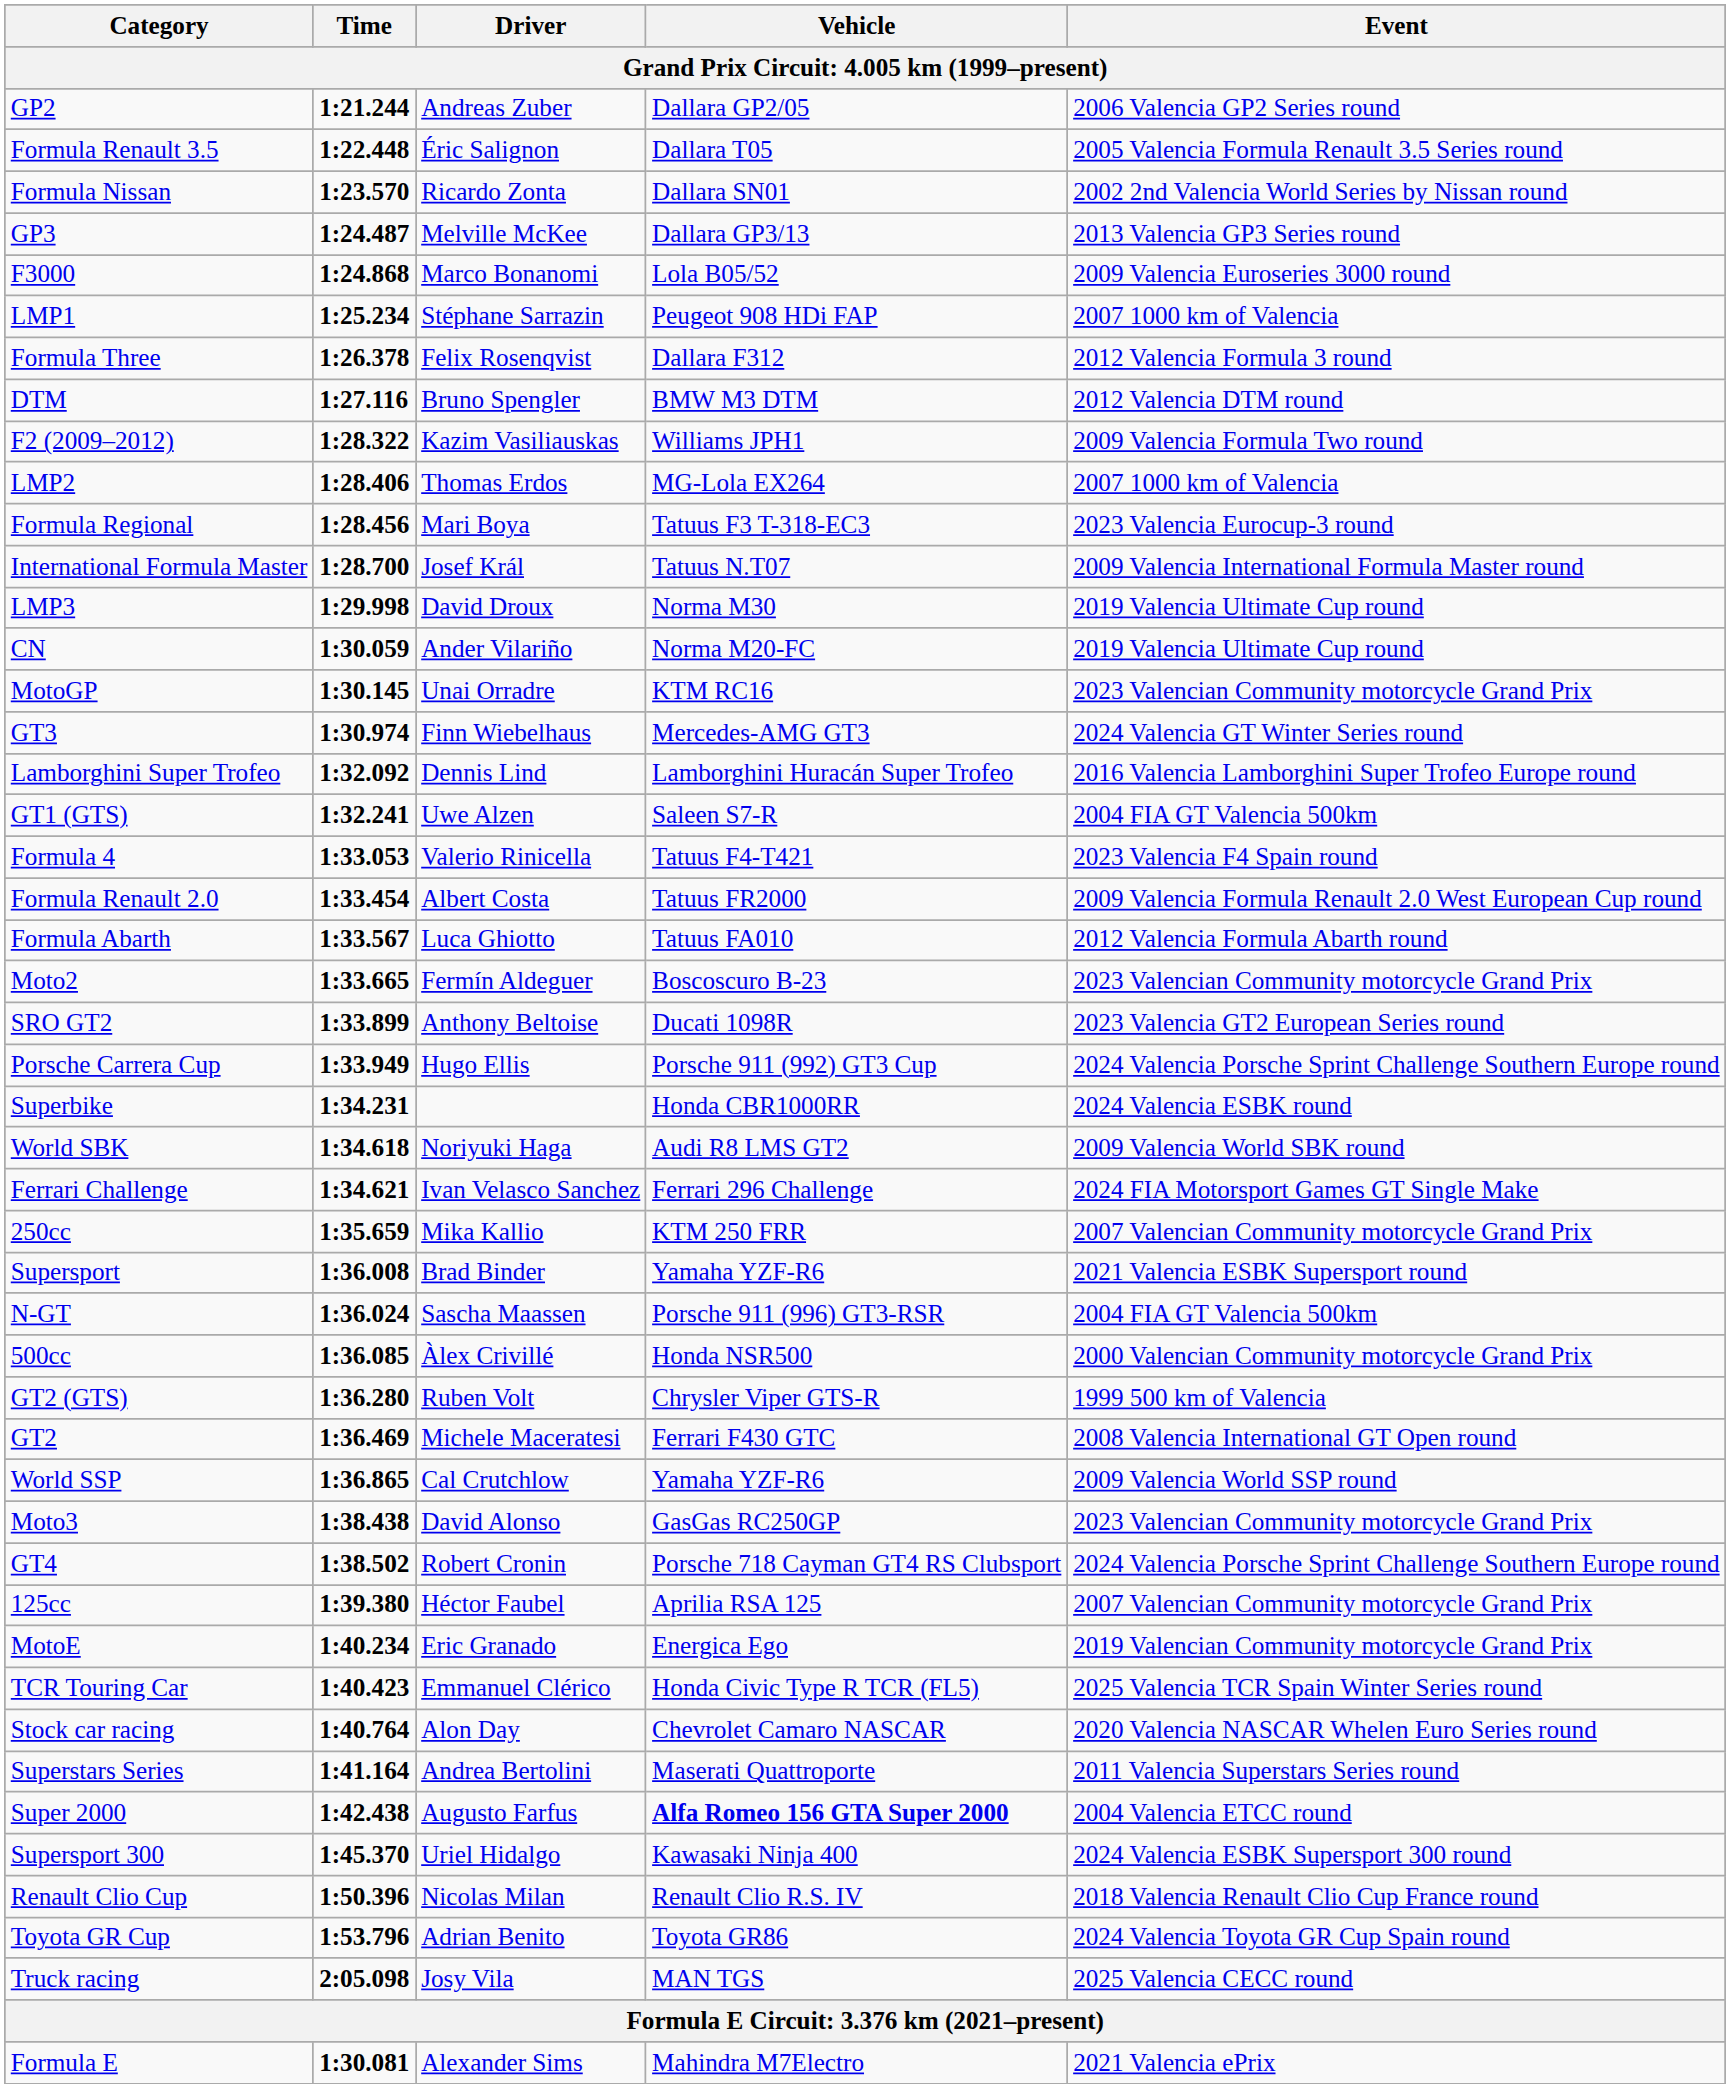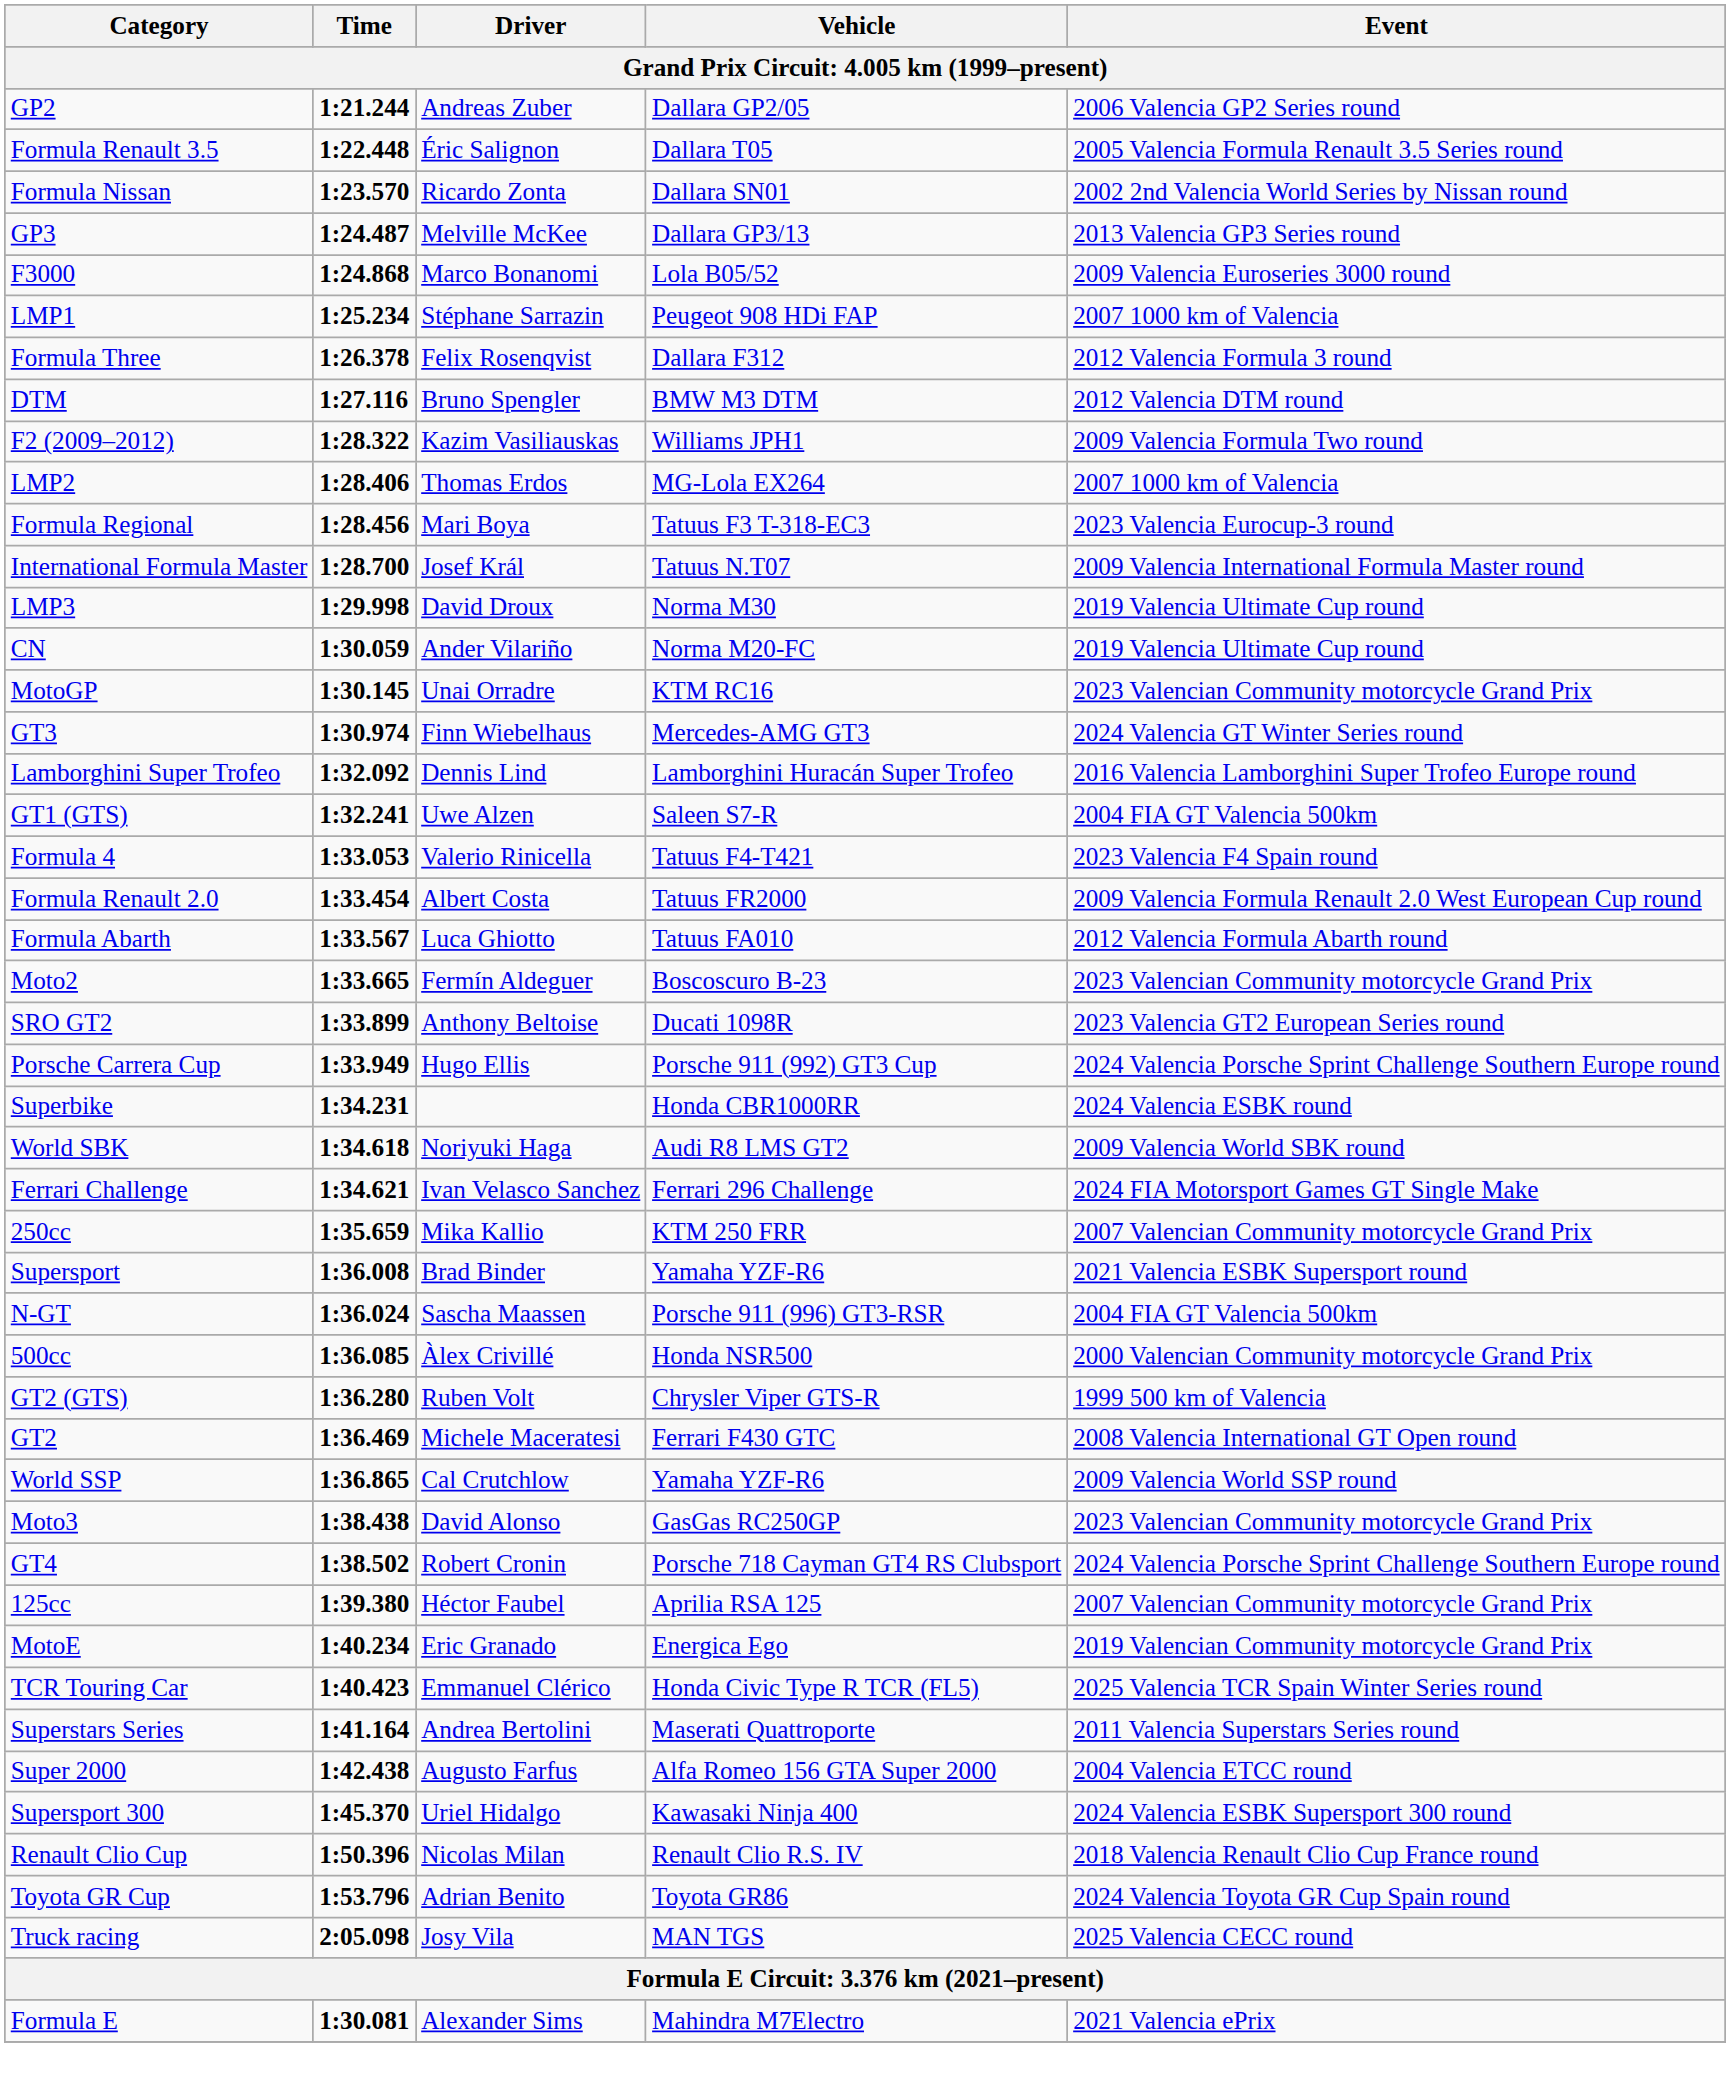- row: (93, 1729)
(830, 1812) bold -> (824, 1771) normal
